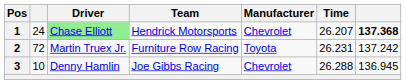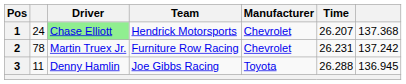(378, 31) bold -> (378, 31) normal
(39, 48) 72 -> (39, 48) 78
(260, 48) Toyota -> (268, 48) Chevrolet
(39, 66) 10 -> (38, 66) 11
(268, 66) Chevrolet -> (260, 66) Toyota
